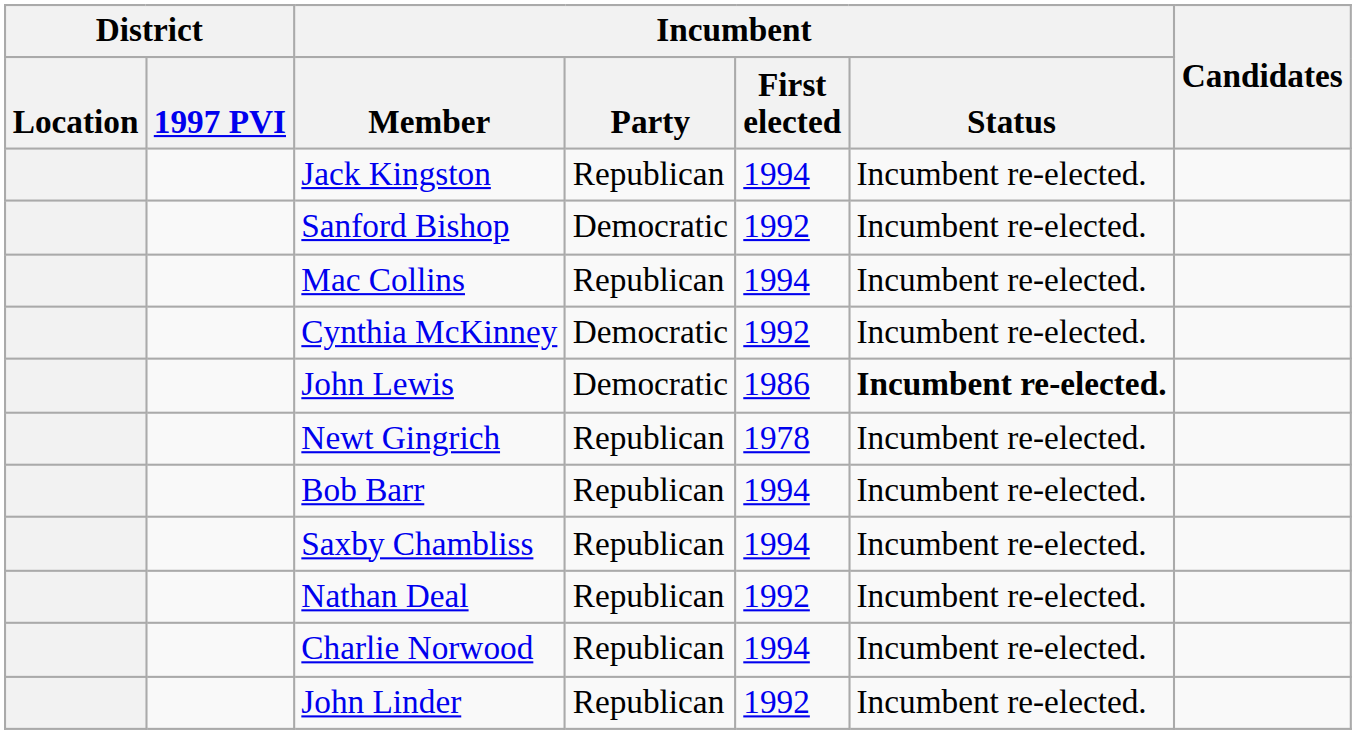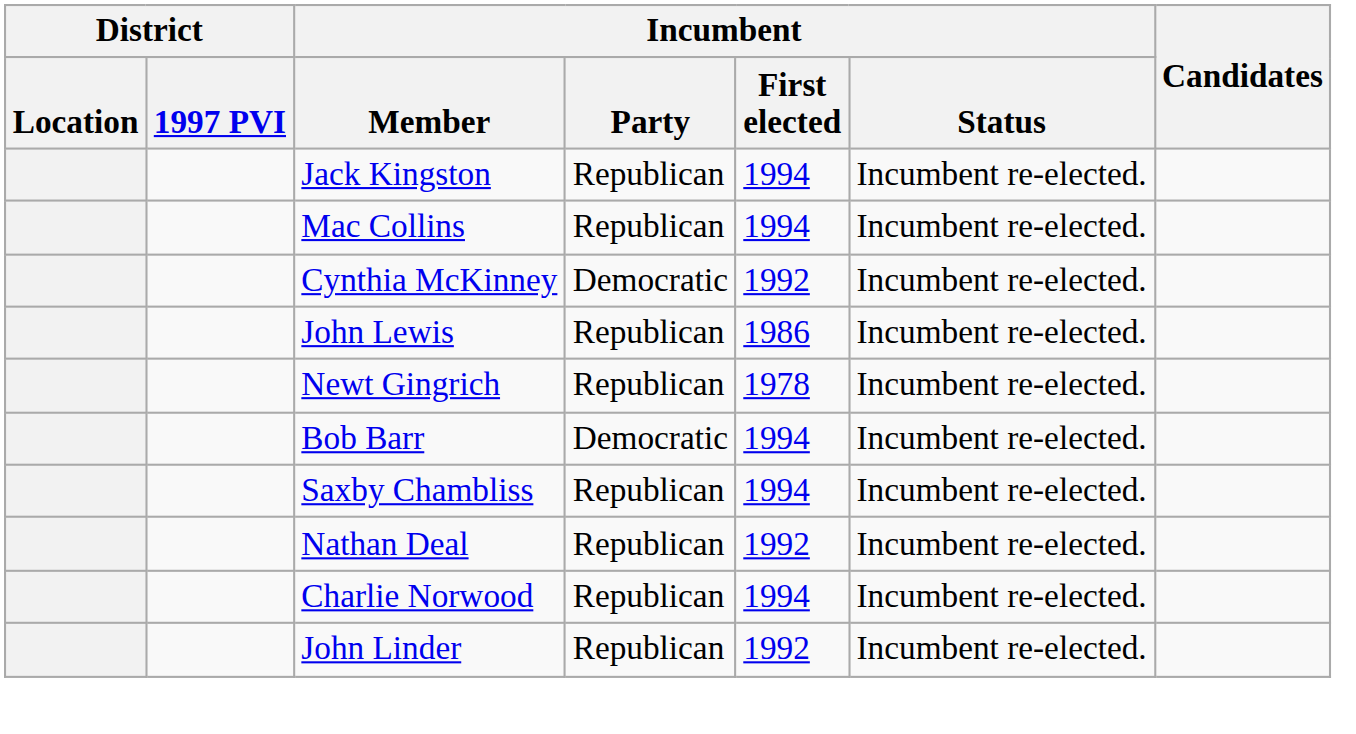- row: (405, 226)
(650, 385) Democratic -> (649, 332) Republican
(1011, 385) bold -> (1002, 332) normal
(649, 490) Republican -> (650, 437) Democratic
